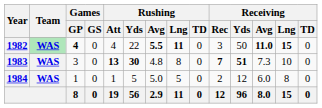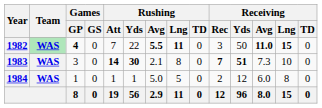(113, 45) 4 -> (113, 45) 7
(113, 62) 13 -> (113, 62) 14
(156, 62) 4.8 -> (156, 62) 2.1
(134, 78) 5 -> (134, 78) 1
